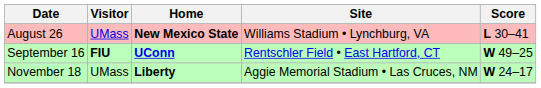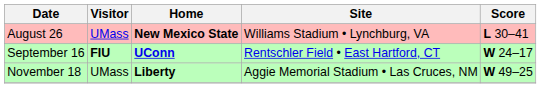(508, 53) W 49–25 -> (508, 53) W 24–17
(508, 72) W 24–17 -> (508, 72) W 49–25
